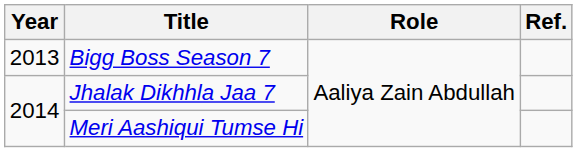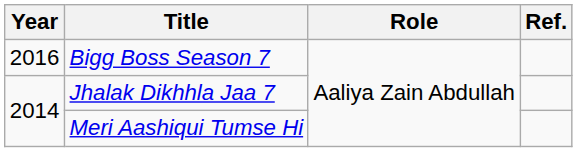(35, 57) 2013 -> (35, 57) 2016
